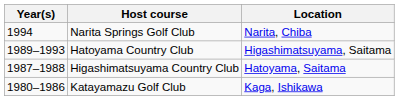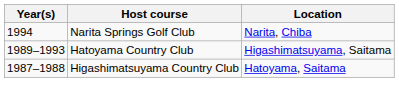- row: (128, 87)
